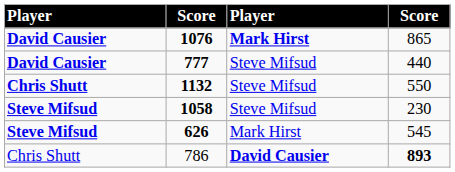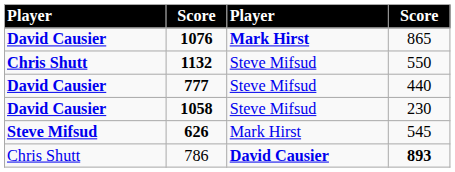rows swapped: (196, 62) <-> (196, 85)
(52, 109) Steve Mifsud -> (57, 109) David Causier
